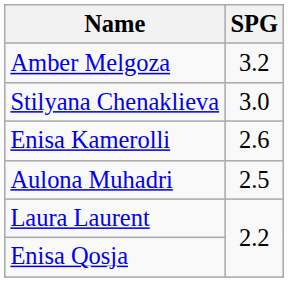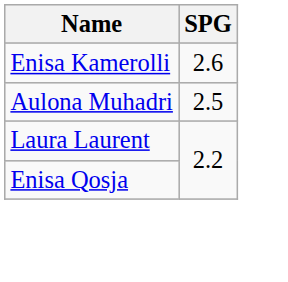- row: (90, 62)
- row: (115, 101)
